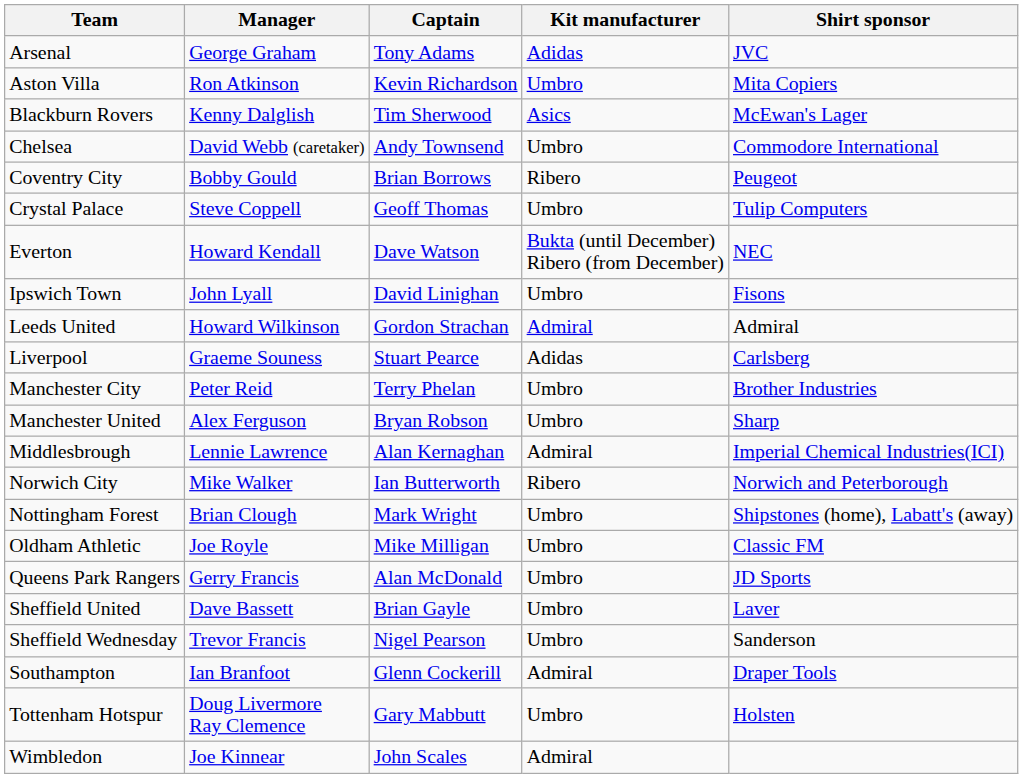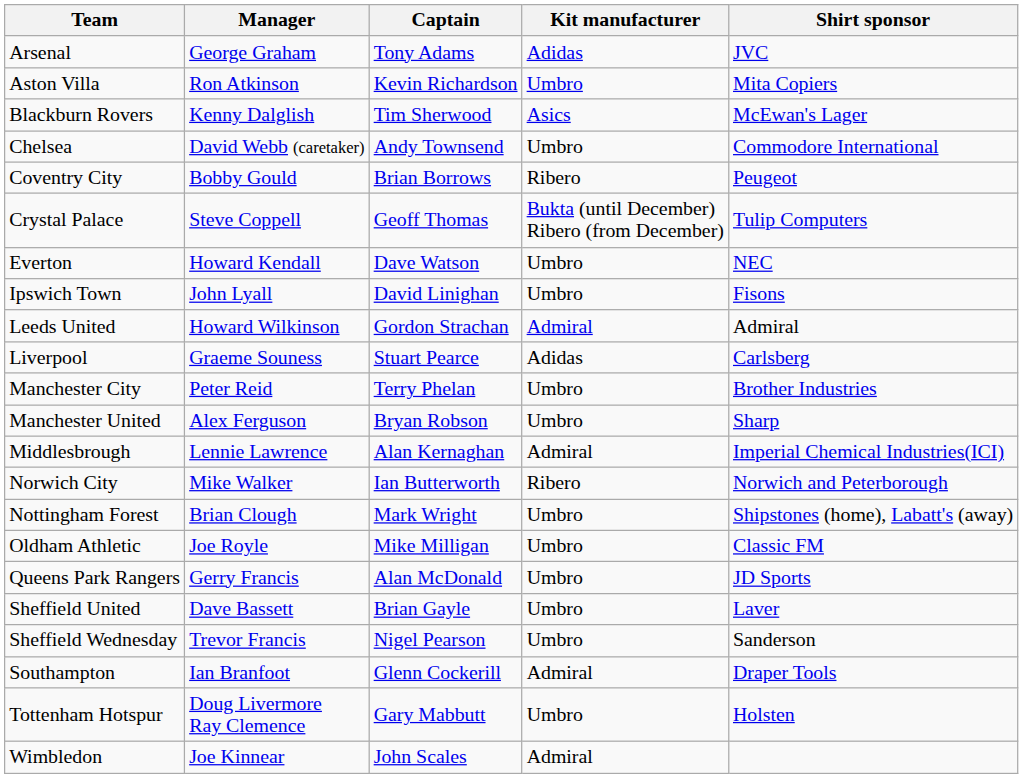(555, 209) Umbro -> (625, 220) Bukta (until December) Ribero (from December)
(625, 251) Bukta (until December) Ribero (from December) -> (555, 262) Umbro
